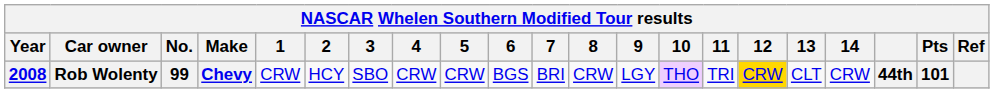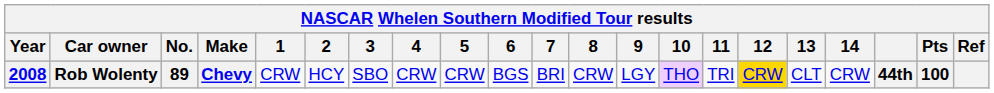(179, 74) 99 -> (179, 74) 89
(935, 74) 101 -> (935, 74) 100
